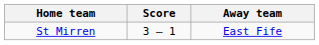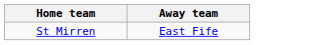- column: (159, 13)
